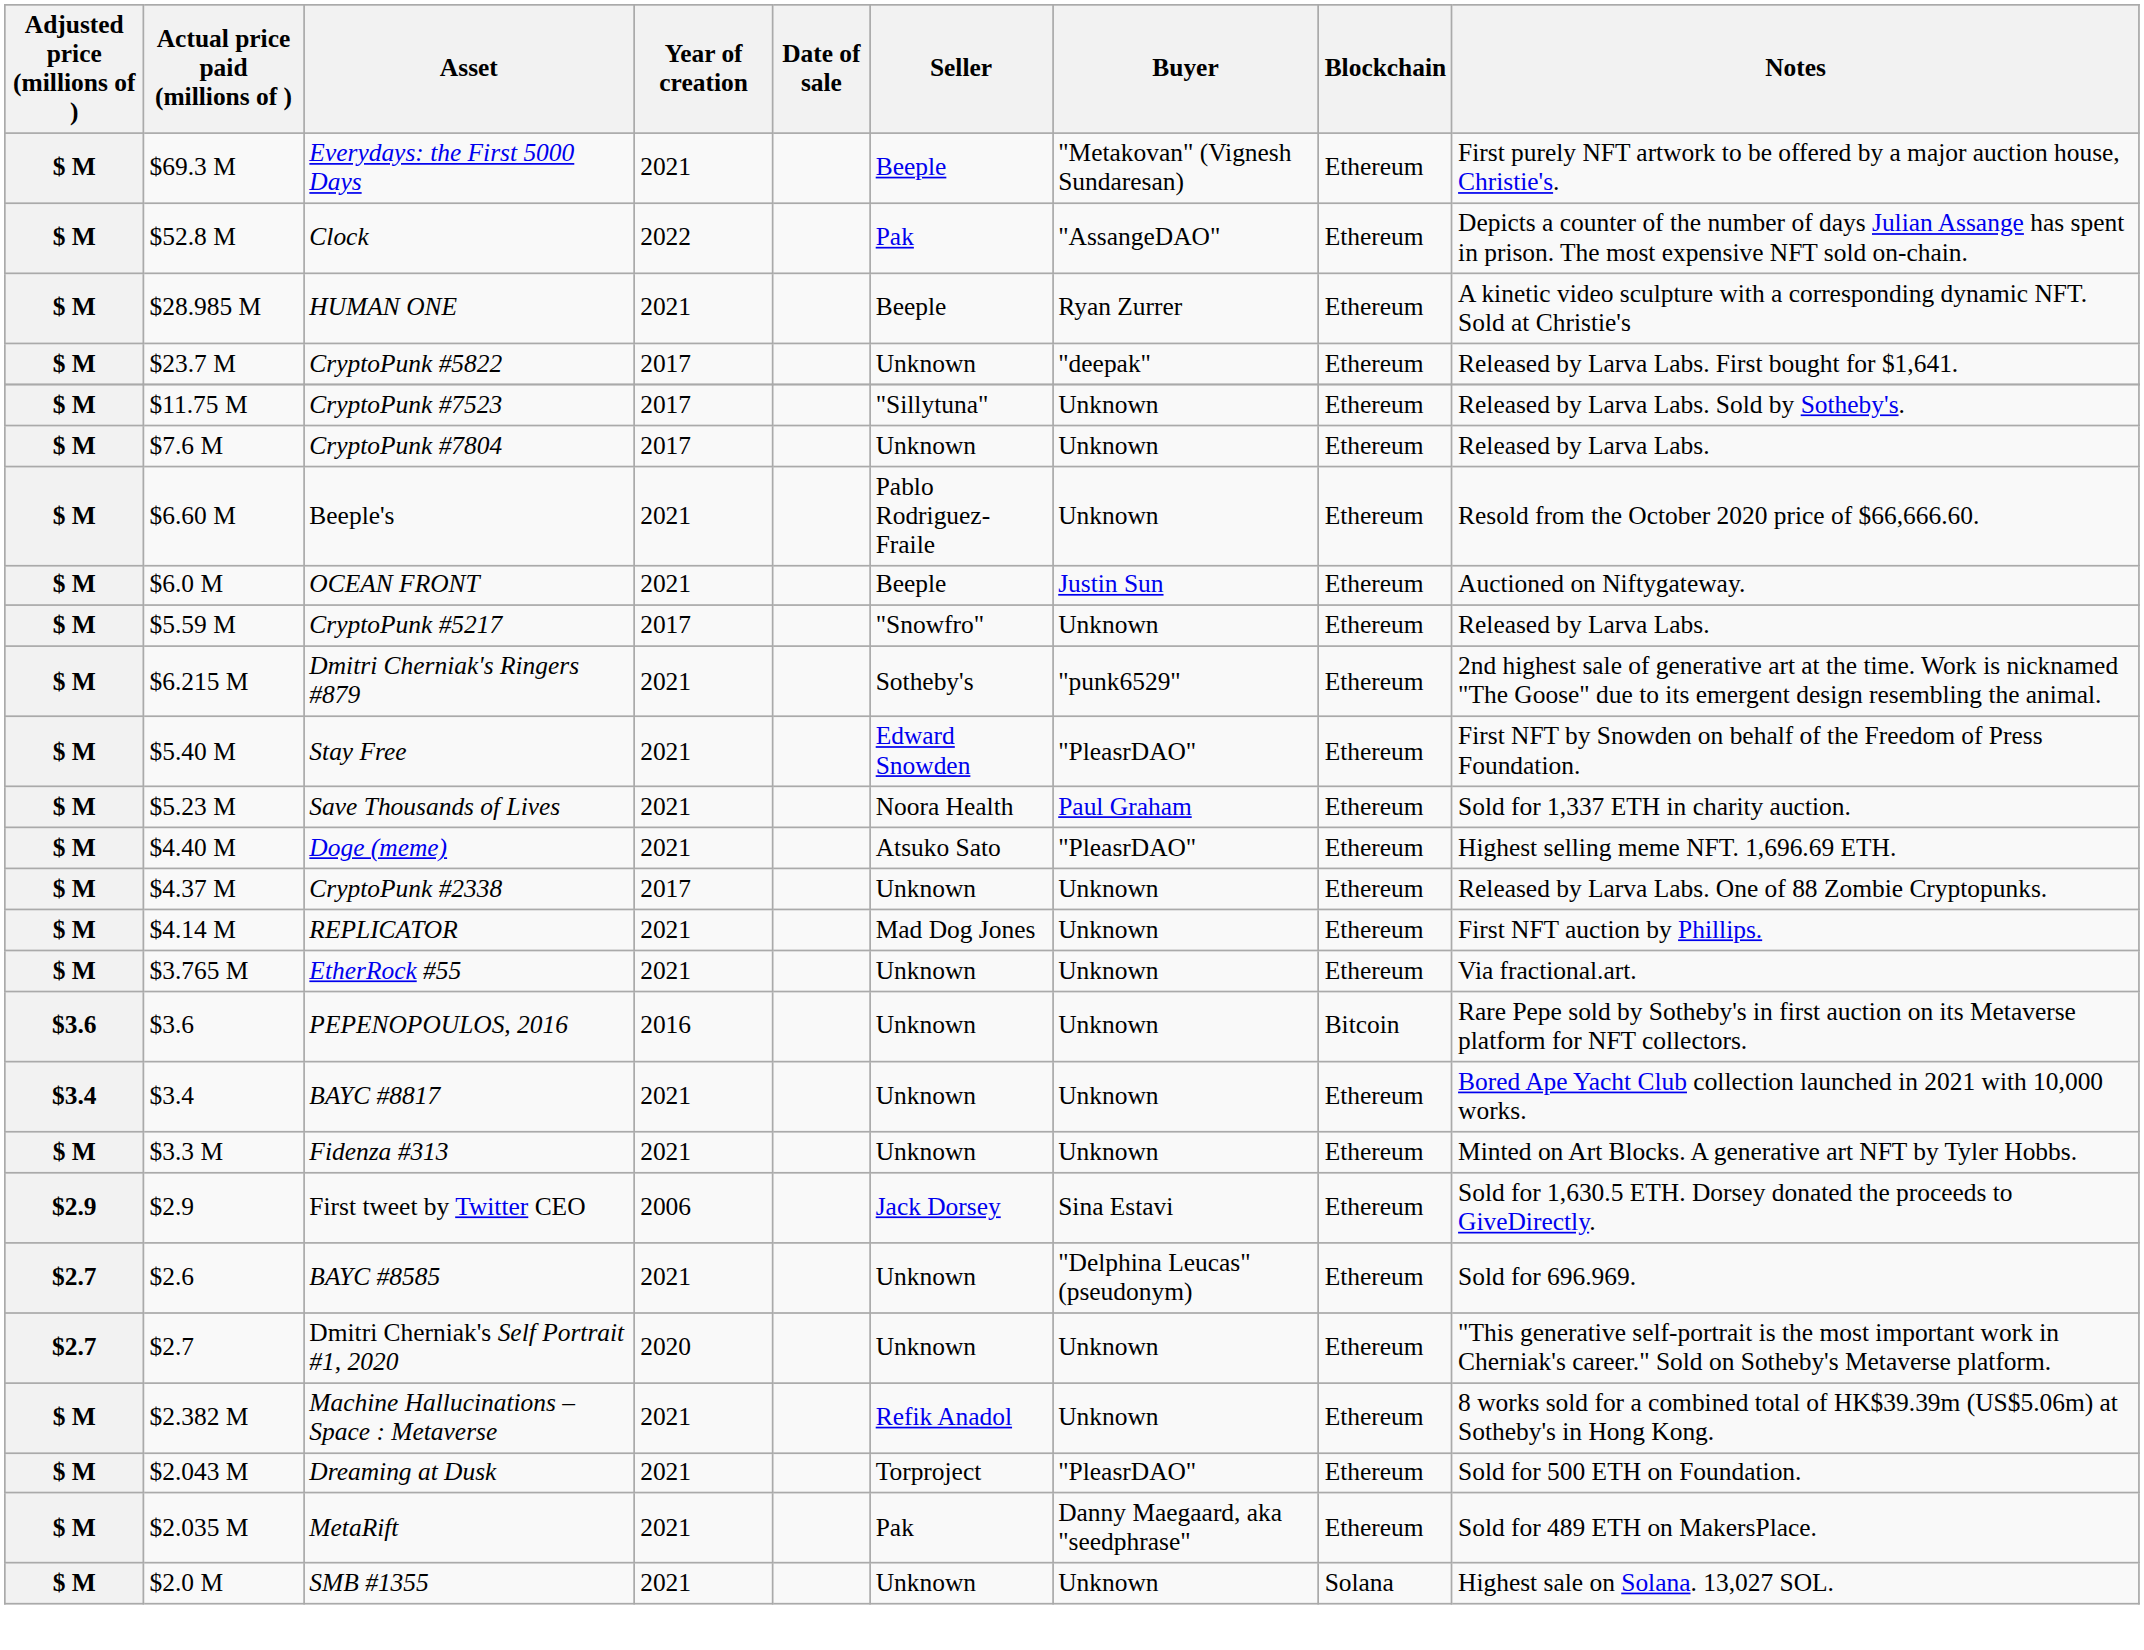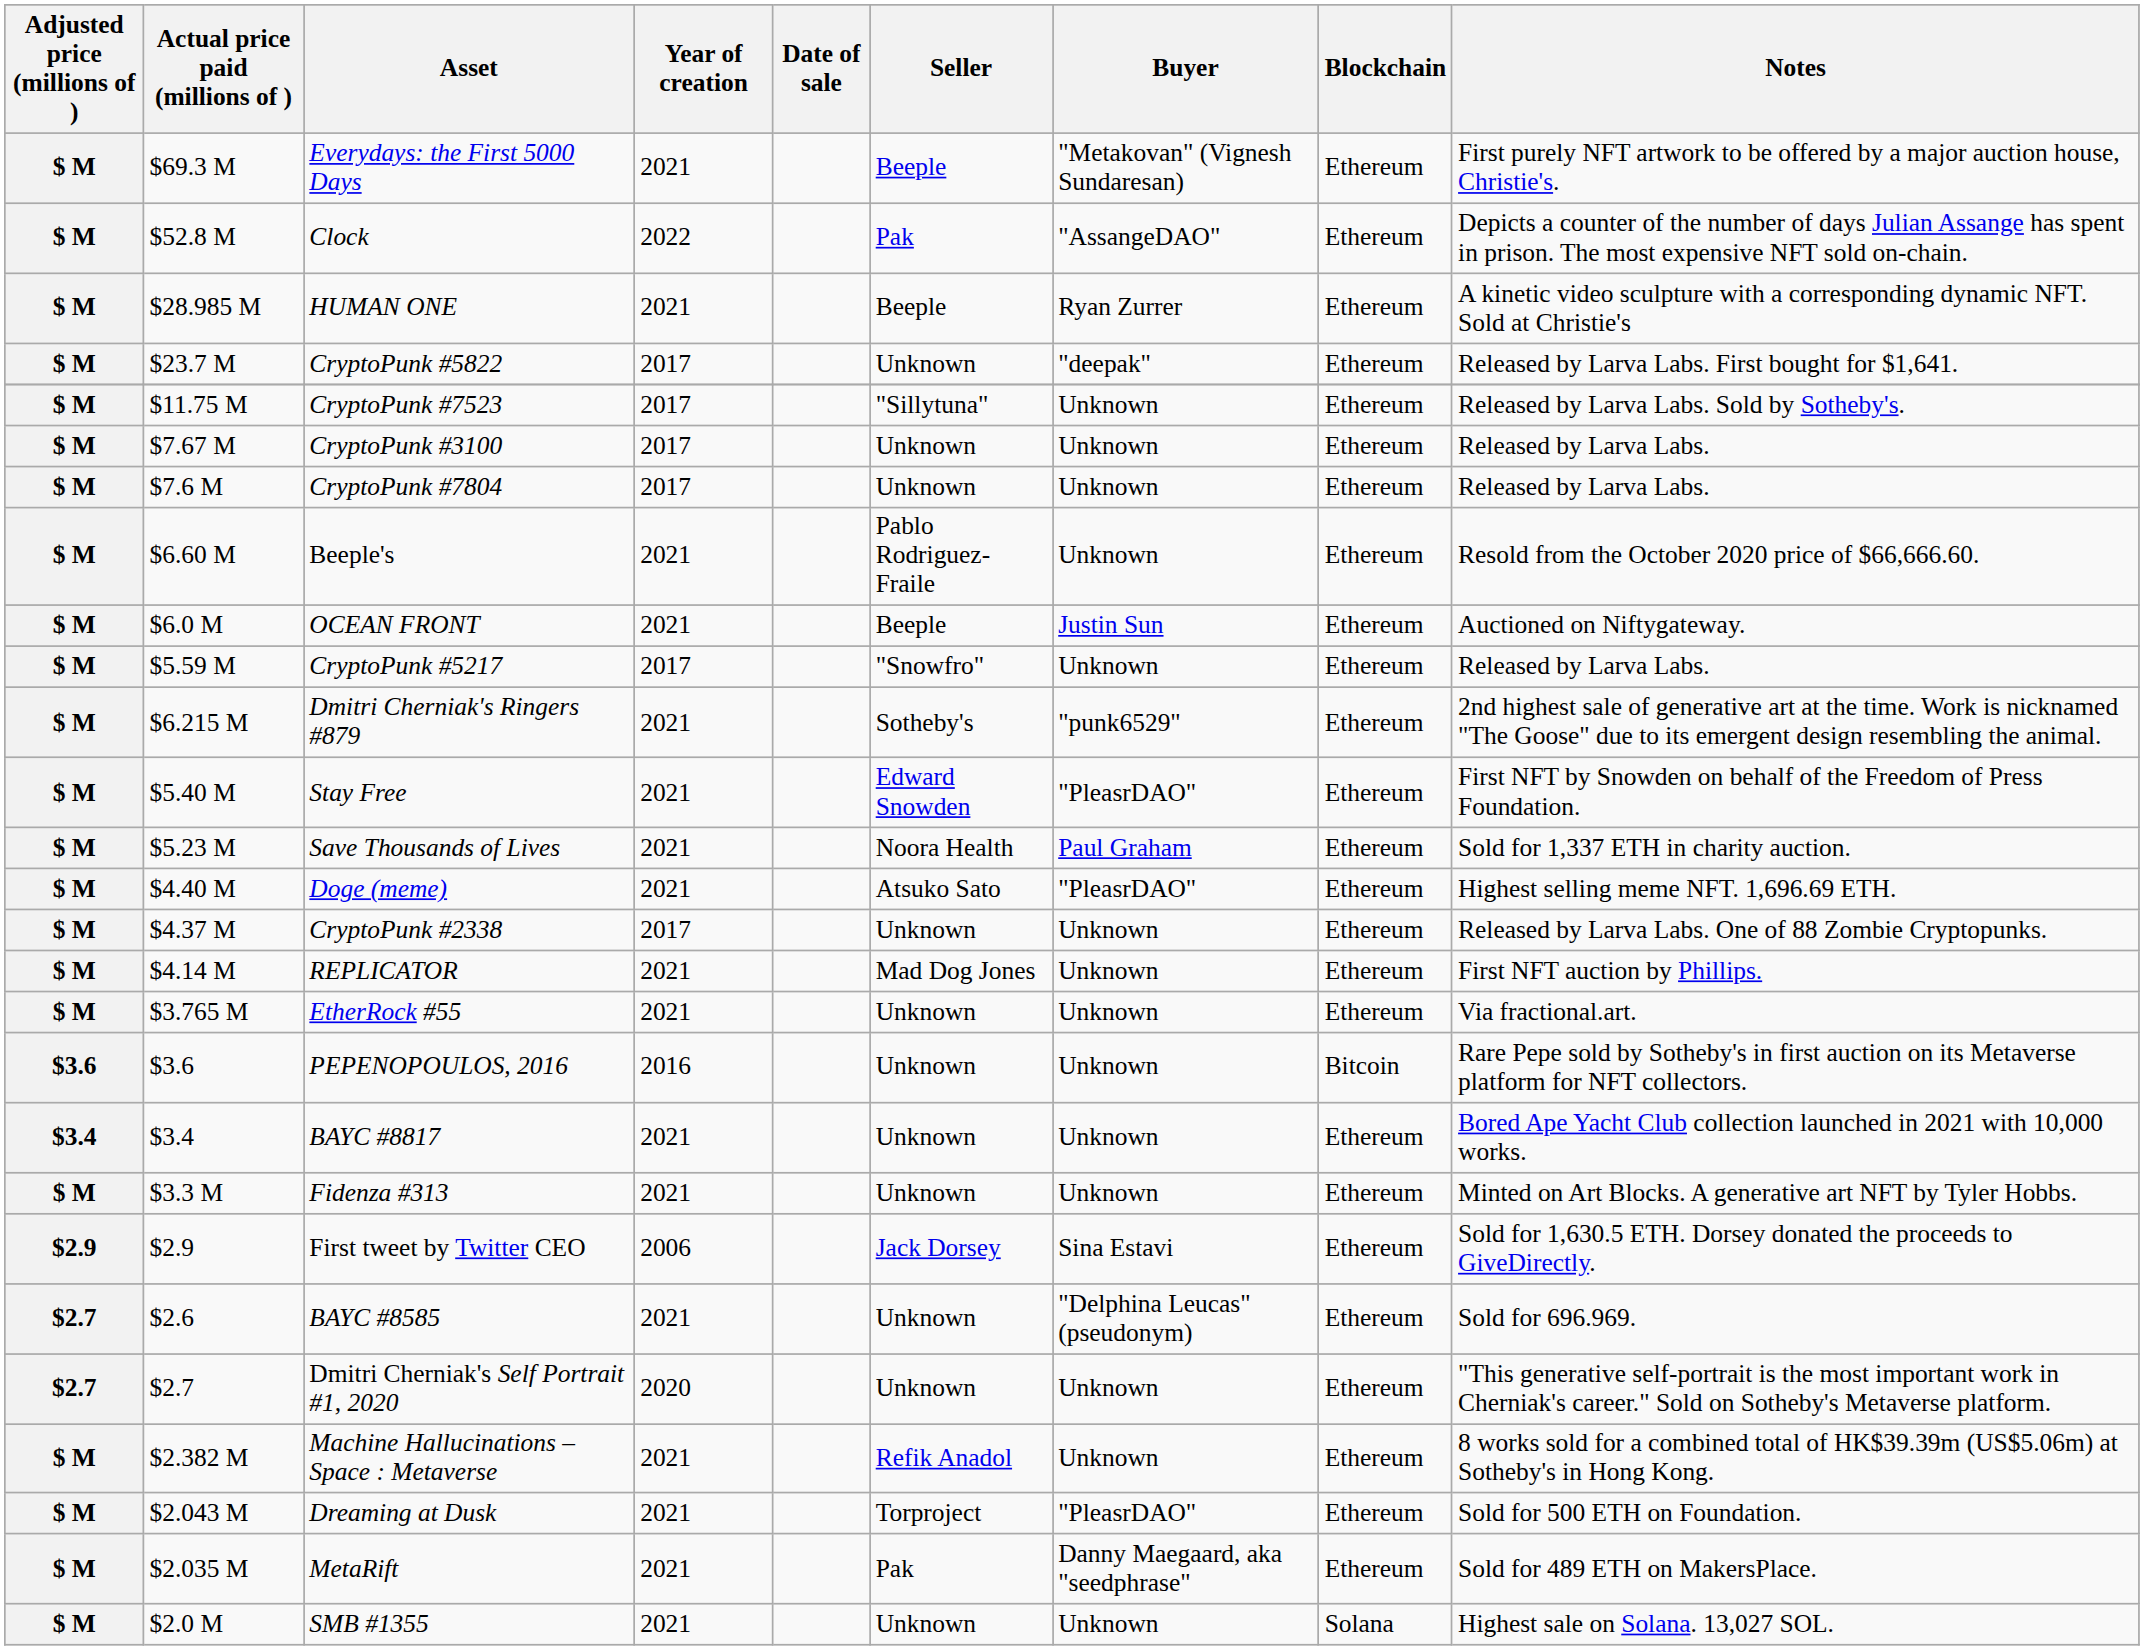+ row: (406, 444)
